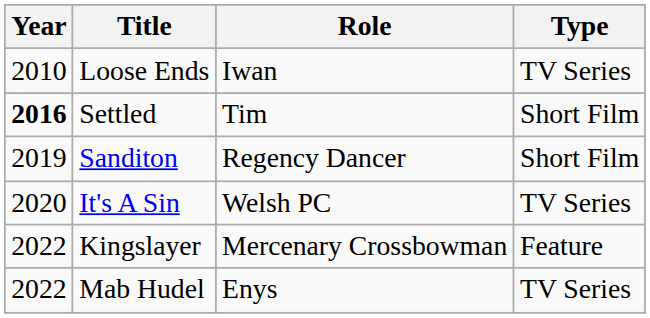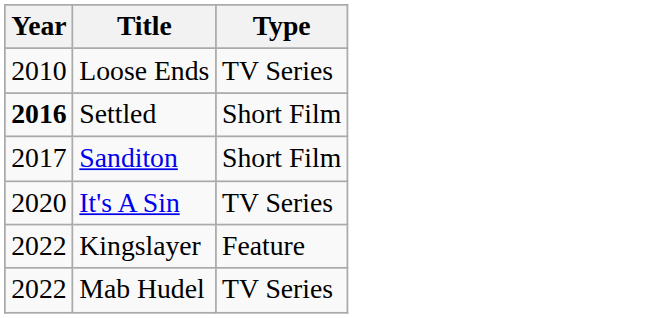- column: (365, 26)
(39, 158) 2019 -> (39, 158) 2017
